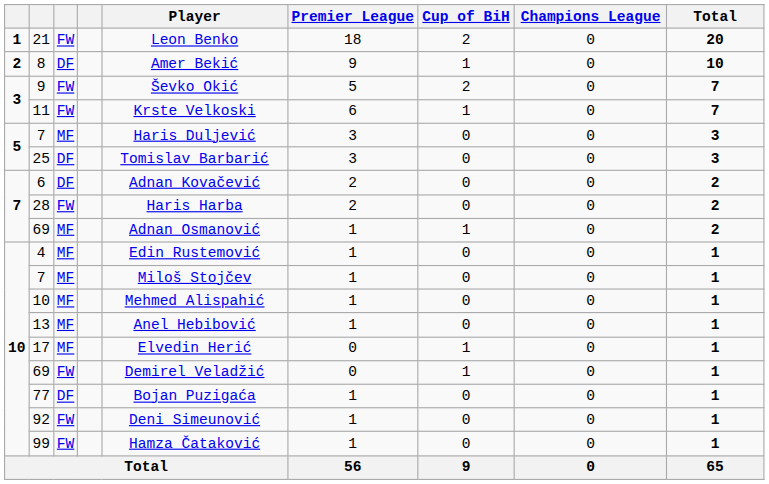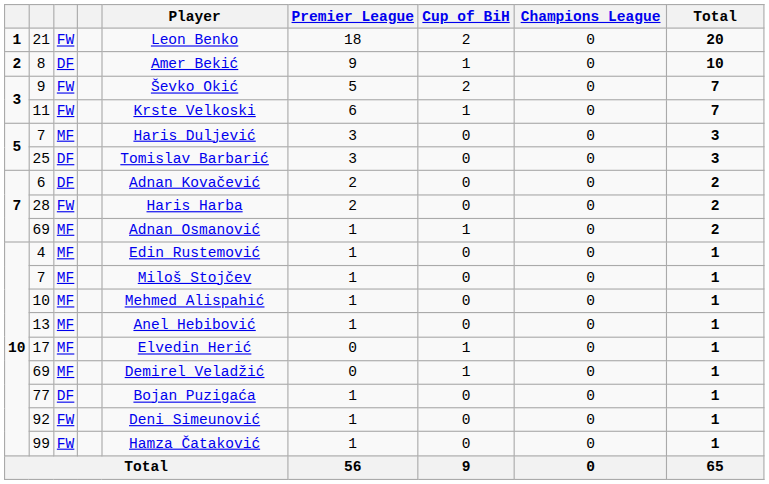(66, 372) FW -> (66, 372) MF
